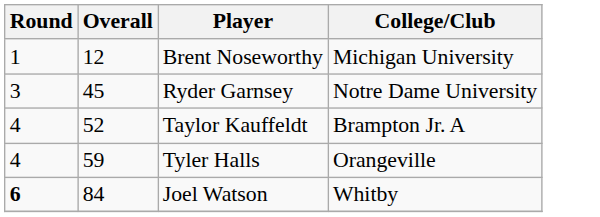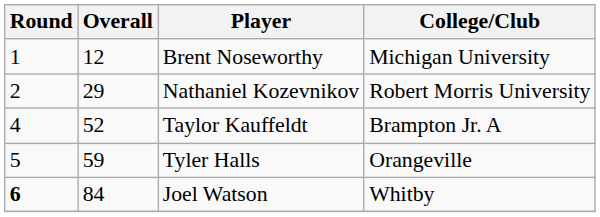+ row: (261, 90)
- row: (228, 90)
(15, 159) 4 -> (15, 159) 5
